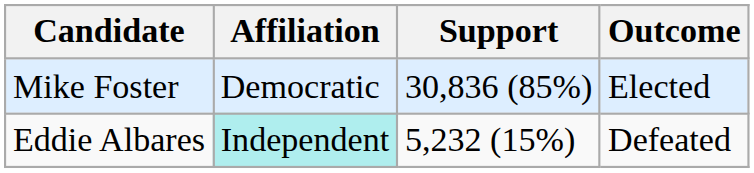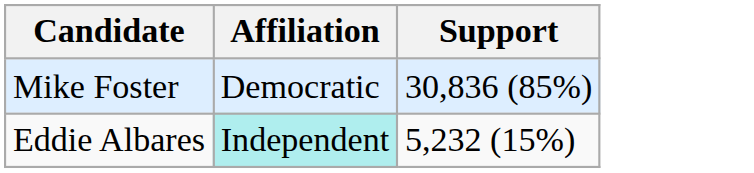- column: (674, 31)
